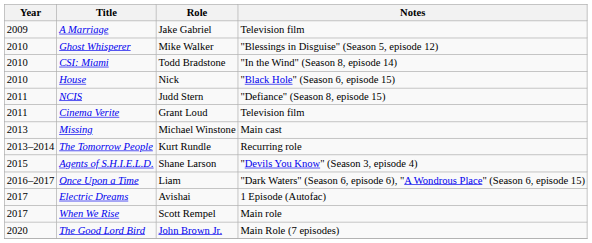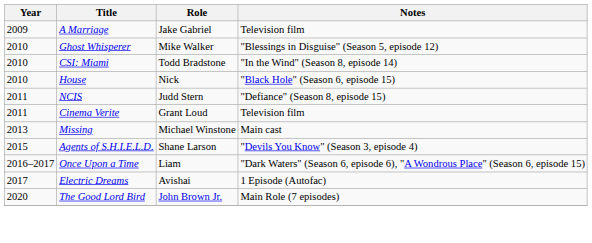- row: (106, 146)
- row: (89, 213)
